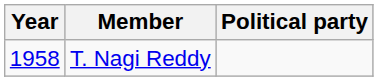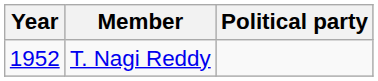(35, 57) 1958 -> (35, 57) 1952
